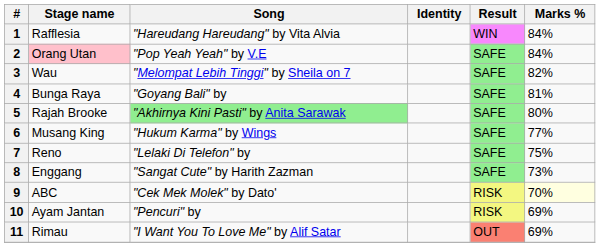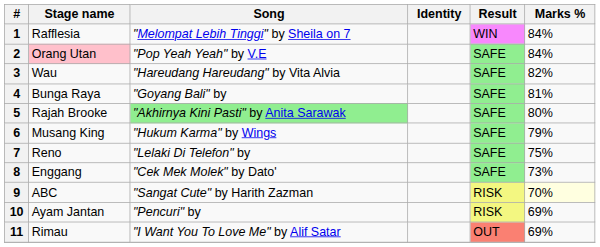(236, 34) "Hareudang Hareudang" by Vita Alvia -> (242, 34) "Melompat Lebih Tinggi" by Sheila on 7
(242, 73) "Melompat Lebih Tinggi" by Sheila on 7 -> (236, 73) "Hareudang Hareudang" by Vita Alvia
(540, 133) 77% -> (540, 133) 79%
(223, 172) "Sangat Cute" by Harith Zazman -> (205, 172) "Cek Mek Molek" by Dato'
(205, 192) "Cek Mek Molek" by Dato' -> (223, 192) "Sangat Cute" by Harith Zazman
